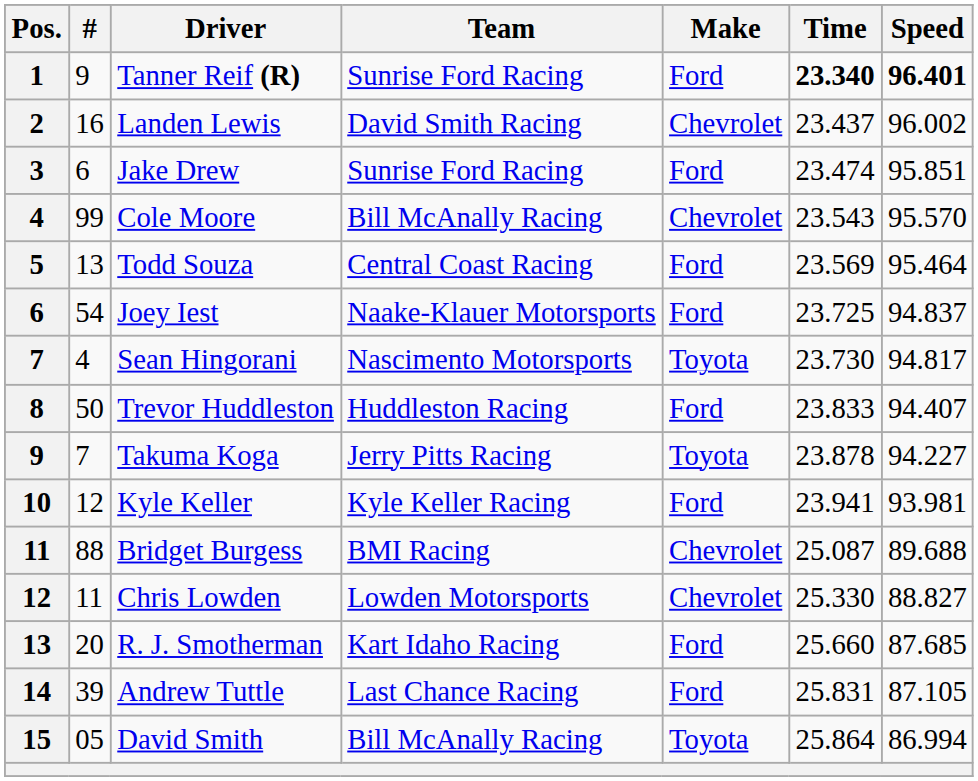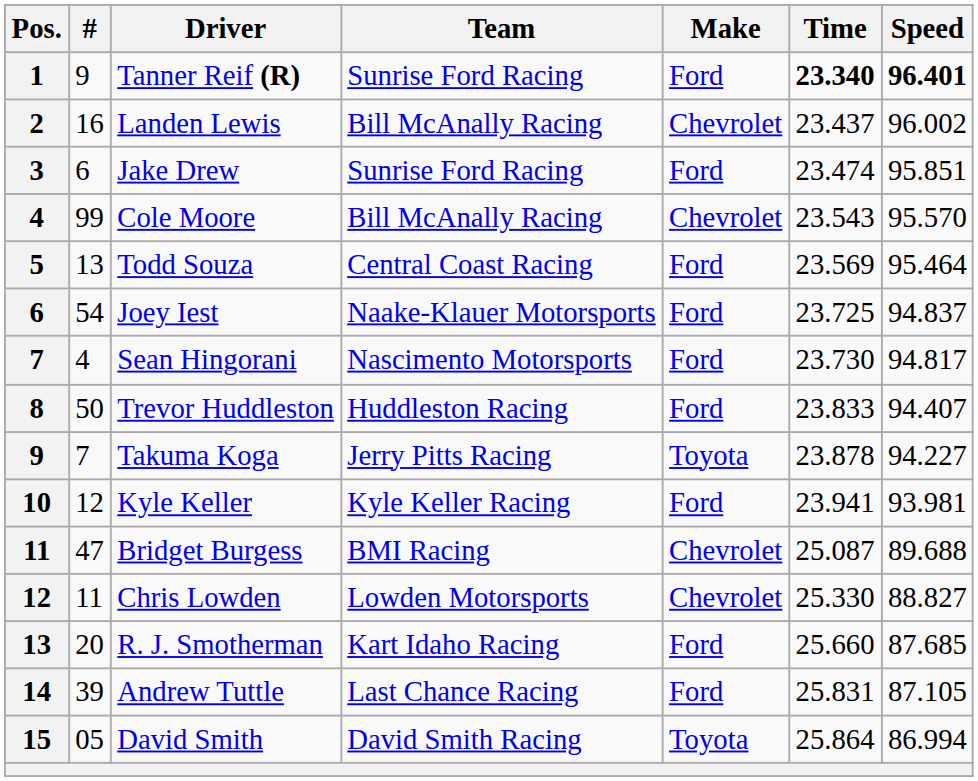(464, 123) David Smith Racing -> (475, 123) Bill McAnally Racing
(709, 359) Toyota -> (696, 359) Ford
(90, 549) 88 -> (90, 549) 47
(475, 738) Bill McAnally Racing -> (464, 738) David Smith Racing
